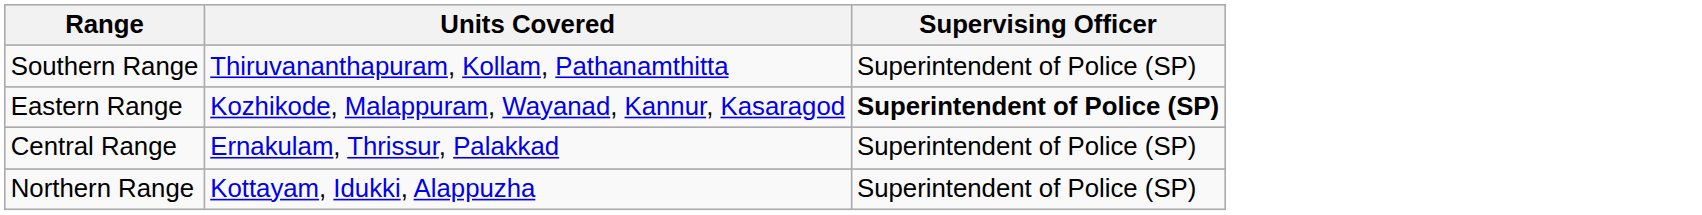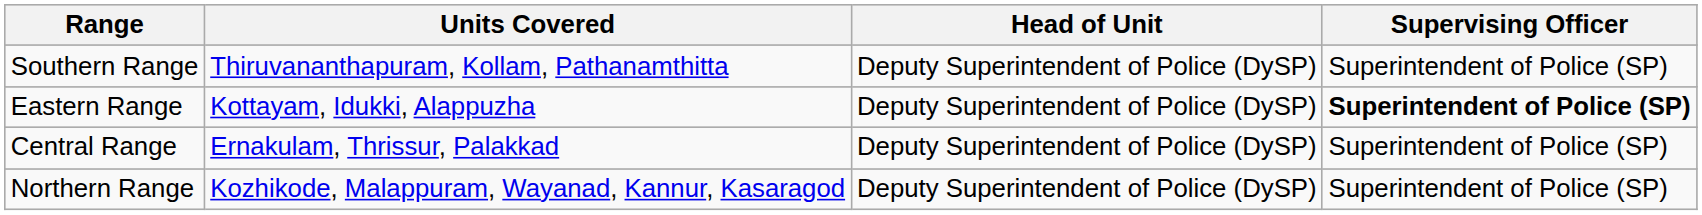+ column: (1087, 24)
(528, 106) Kozhikode, Malappuram, Wayanad, Kannur, Kasaragod -> (373, 106) Kottayam, Idukki, Alappuzha
(373, 188) Kottayam, Idukki, Alappuzha -> (528, 188) Kozhikode, Malappuram, Wayanad, Kannur, Kasaragod
